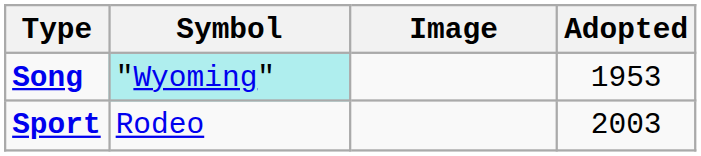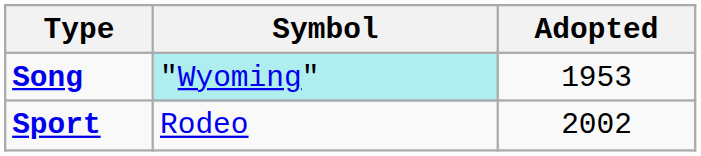- column: (454, 29)
(626, 125) 2003 -> (597, 125) 2002
